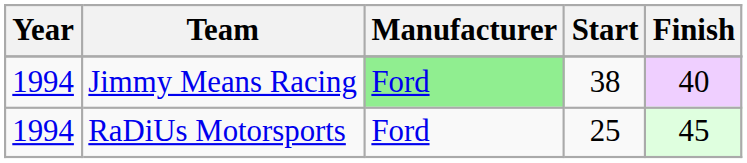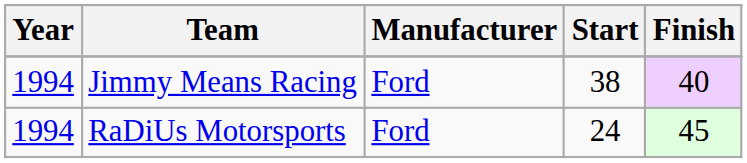(400, 81) lightgreen background -> (400, 81) no background
(605, 131) 25 -> (605, 131) 24
